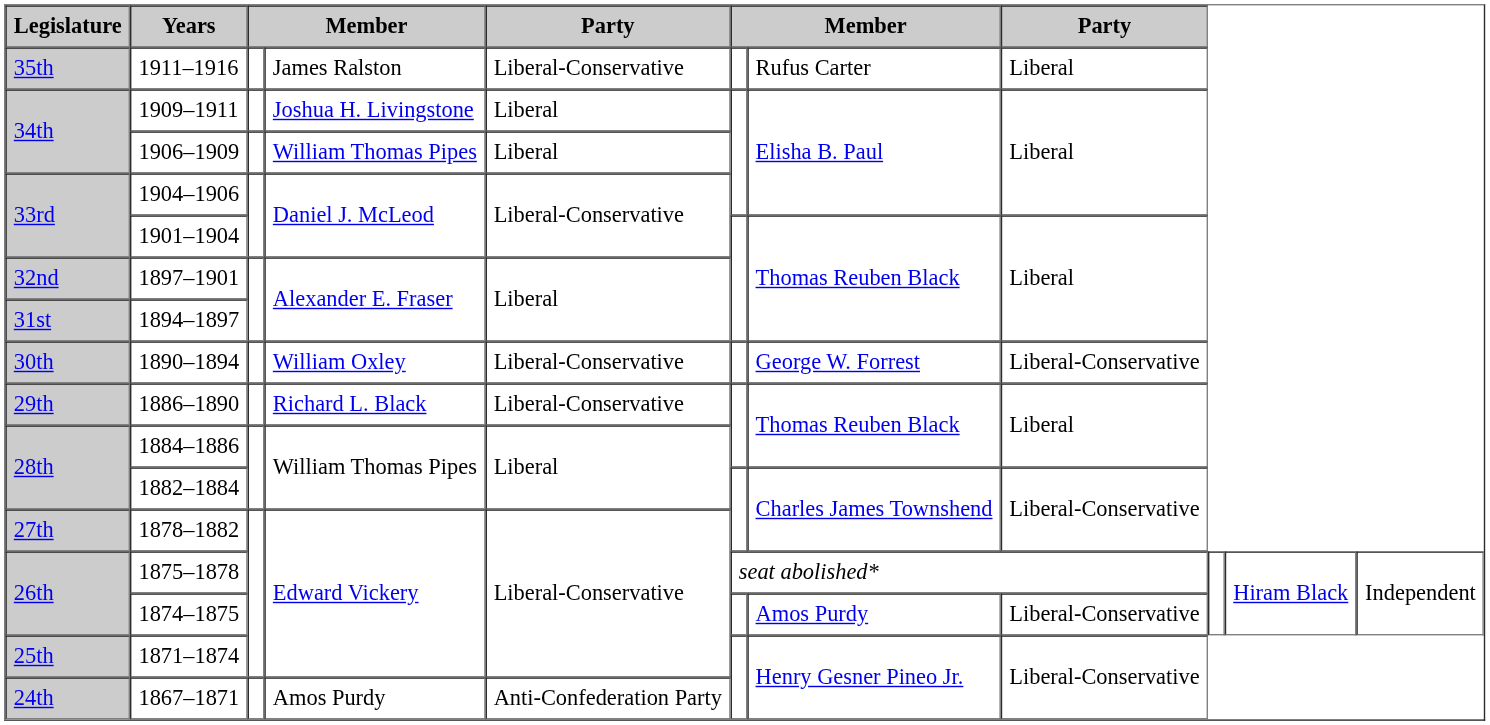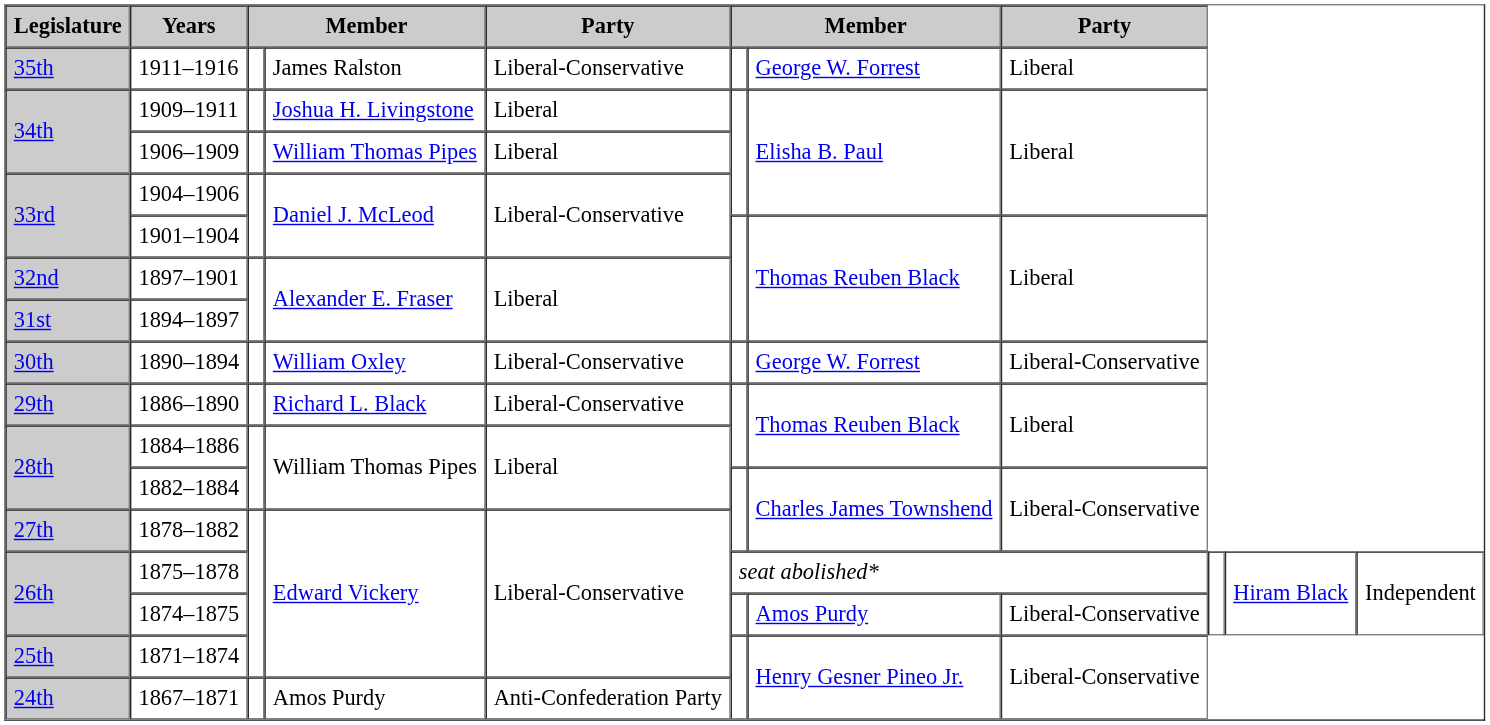(813, 68) Rufus Carter -> (838, 68) George W. Forrest
